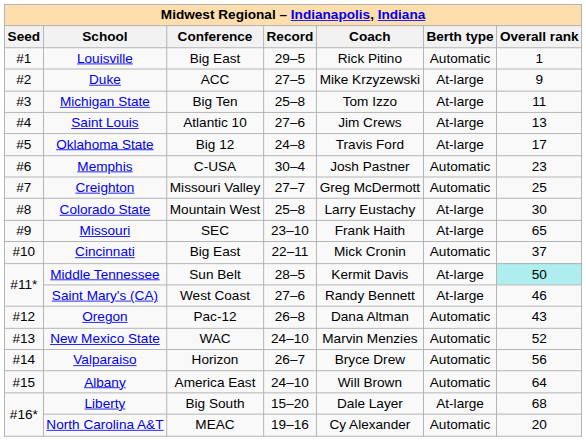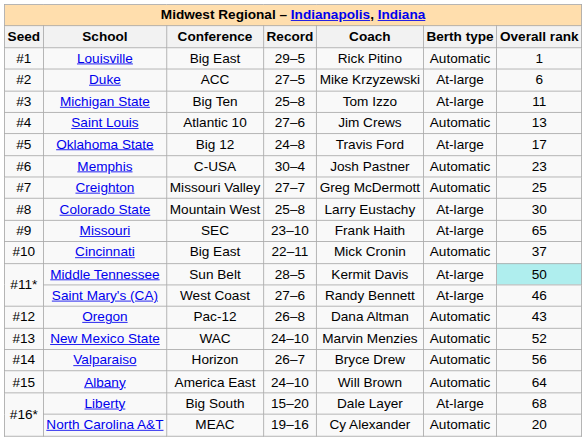(539, 79) 9 -> (539, 79) 6
(460, 123) At-large -> (460, 123) Automatic
